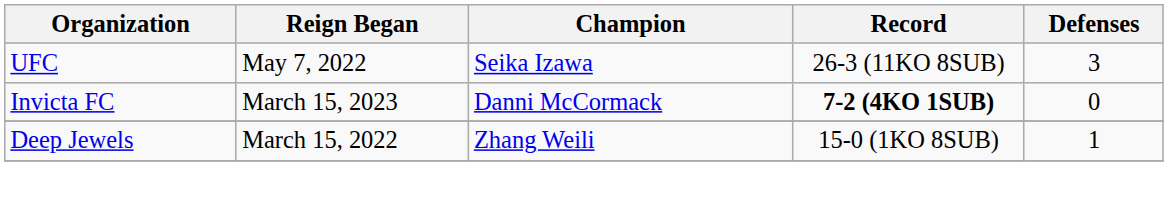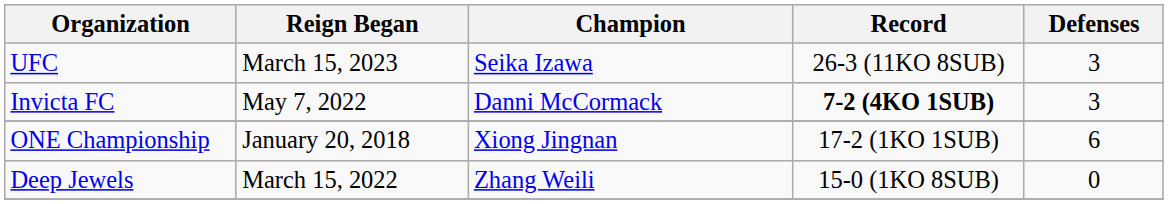(304, 62) May 7, 2022 -> (320, 62) March 15, 2023
(320, 101) March 15, 2023 -> (304, 101) May 7, 2022
(1094, 101) 0 -> (1094, 101) 3
+ row: (110, 140)
(1094, 140) 1 -> (1094, 179) 0
